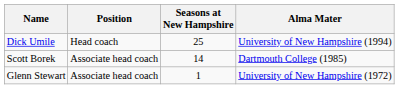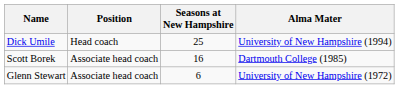(198, 59) 14 -> (198, 59) 16
(198, 75) 1 -> (198, 75) 6
